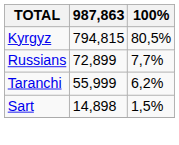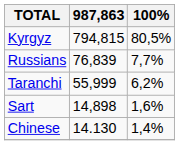(95, 60) 72,899 -> (95, 60) 76,839
(147, 106) 1,5% -> (147, 106) 1,6%
+ row: (34, 128)
